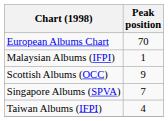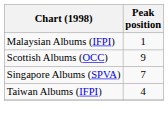- row: (58, 41)
